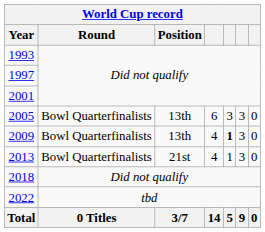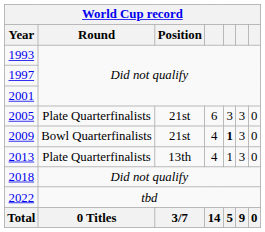(97, 116) Bowl Quarterfinalists -> (97, 116) Plate Quarterfinalists
(180, 116) 13th -> (180, 116) 21st
(180, 136) 13th -> (180, 136) 21st
(97, 156) Bowl Quarterfinalists -> (97, 156) Plate Quarterfinalists
(180, 156) 21st -> (180, 156) 13th
